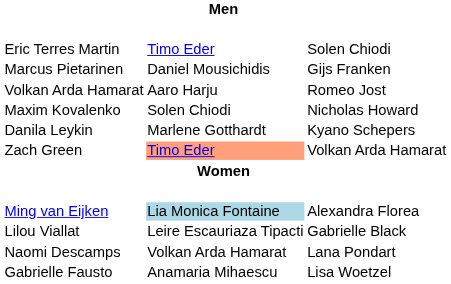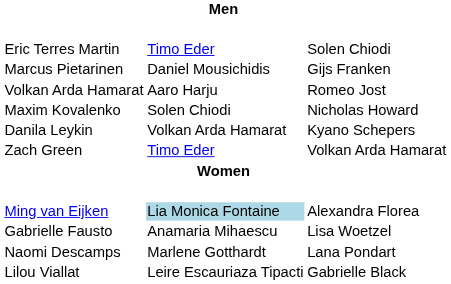(207, 130) Marlene Gotthardt -> (217, 130) Volkan Arda Hamarat
(181, 150) lightsalmon background -> (181, 150) no background
rows swapped: (42, 231) <-> (58, 272)
(217, 251) Volkan Arda Hamarat -> (207, 251) Marlene Gotthardt
